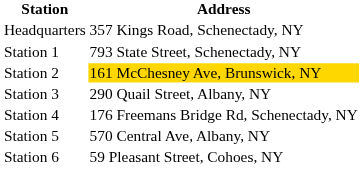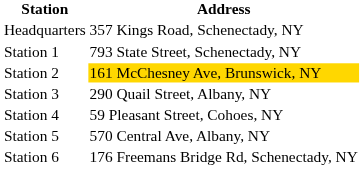(224, 115) 176 Freemans Bridge Rd, Schenectady, NY -> (186, 115) 59 Pleasant Street, Cohoes, NY
(186, 157) 59 Pleasant Street, Cohoes, NY -> (224, 157) 176 Freemans Bridge Rd, Schenectady, NY
